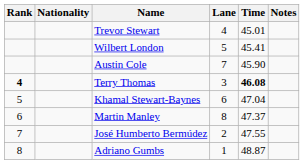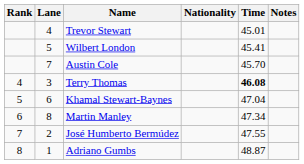columns swapped: (224, 13) <-> (63, 13)
(253, 64) 45.90 -> (253, 64) 45.70
(20, 82) bold -> (20, 82) normal
(253, 116) 47.37 -> (253, 116) 47.34
